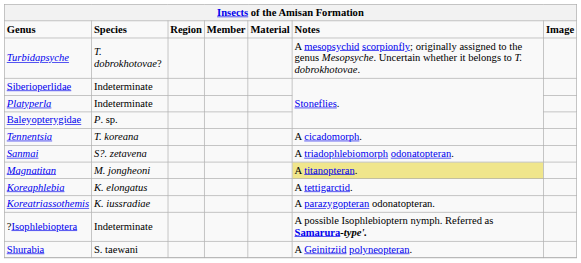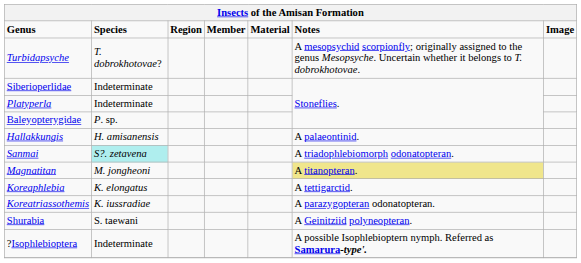+ row: (35, 137)
- row: (29, 137)
(120, 153) no background -> (120, 153) paleturquoise background
rows swapped: (42, 226) <-> (26, 249)
